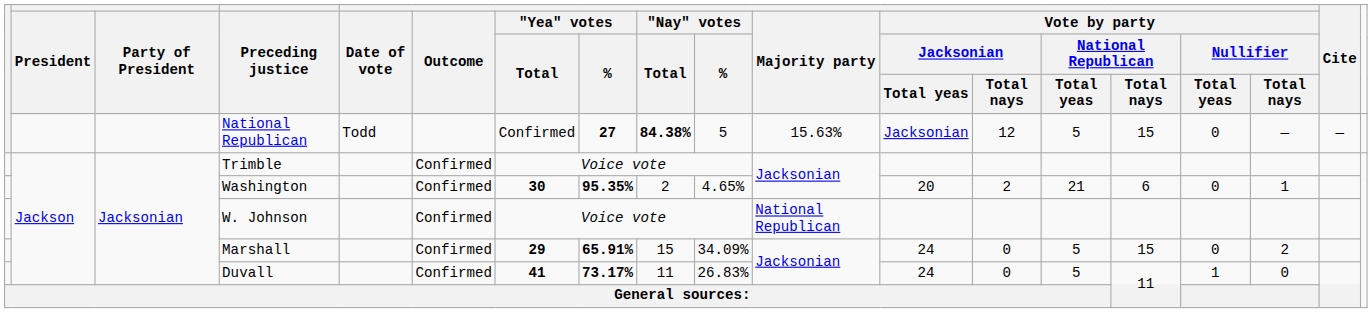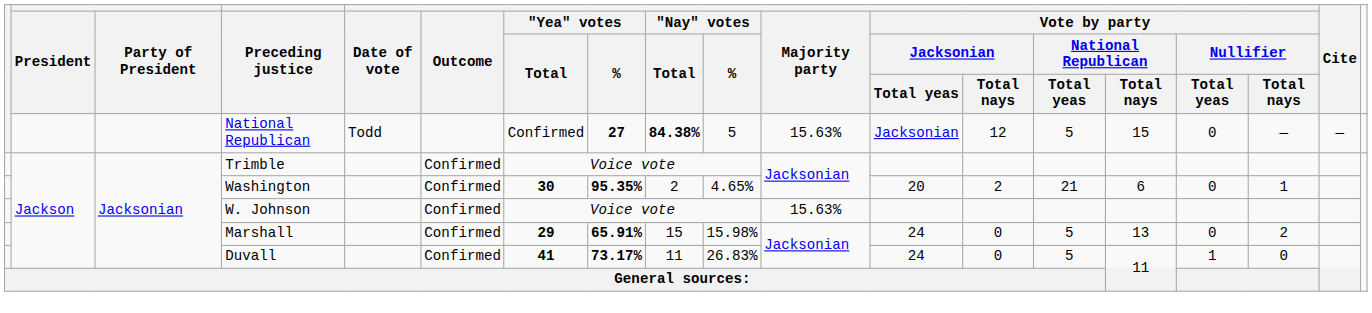(798, 219) National Republican -> (816, 210) 15.63%
(723, 250) 34.09% -> (732, 234) 15.98%
(1146, 250) 15 -> (1141, 234) 13
